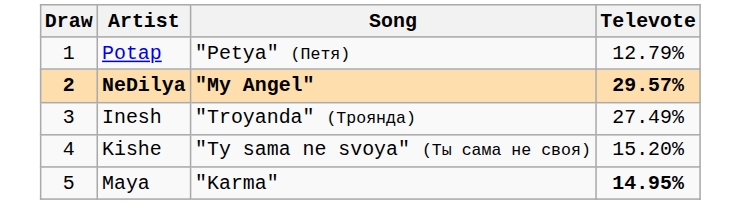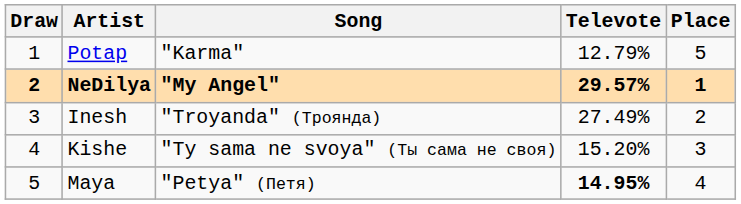+ column: (701, 21)
(273, 53) "Petya" (Петя) -> (202, 53) "Karma"
(237, 183) "Karma" -> (238, 183) "Petya" (Петя)
